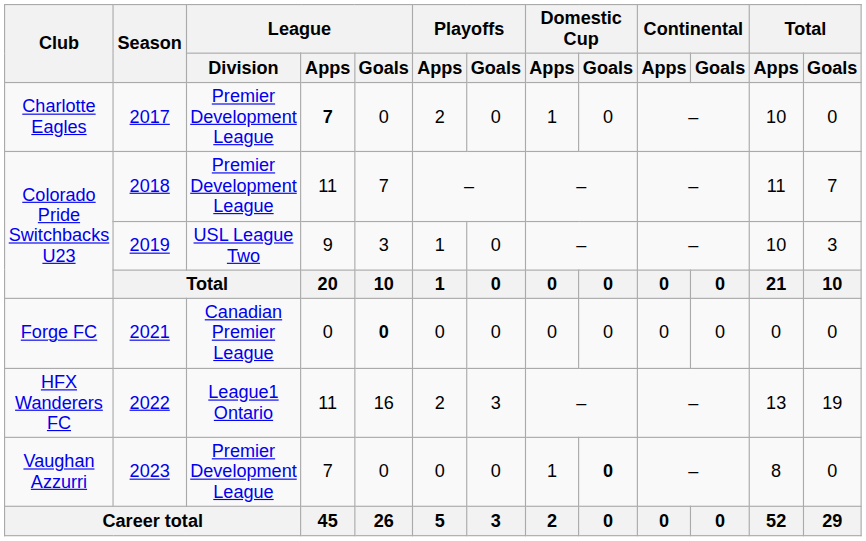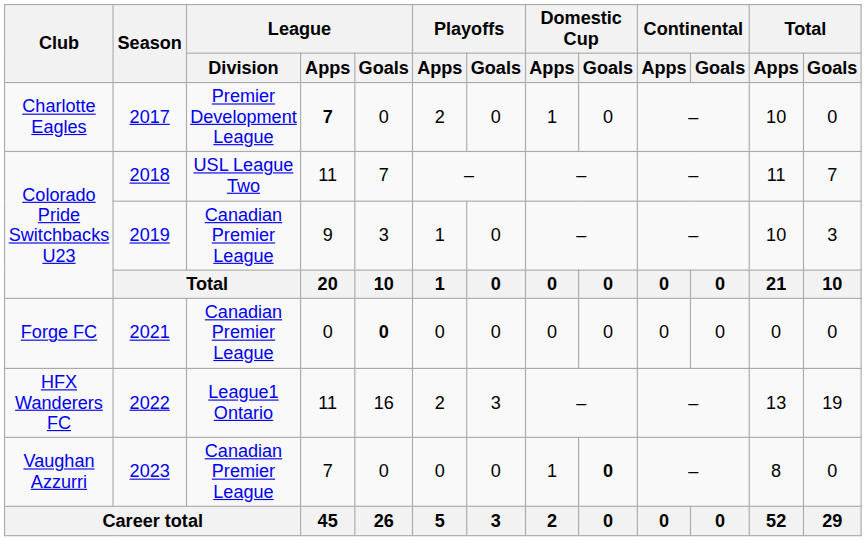(243, 186) Premier Development League -> (243, 176) USL League Two
(243, 245) USL League Two -> (243, 235) Canadian Premier League
(243, 471) Premier Development League -> (243, 471) Canadian Premier League
